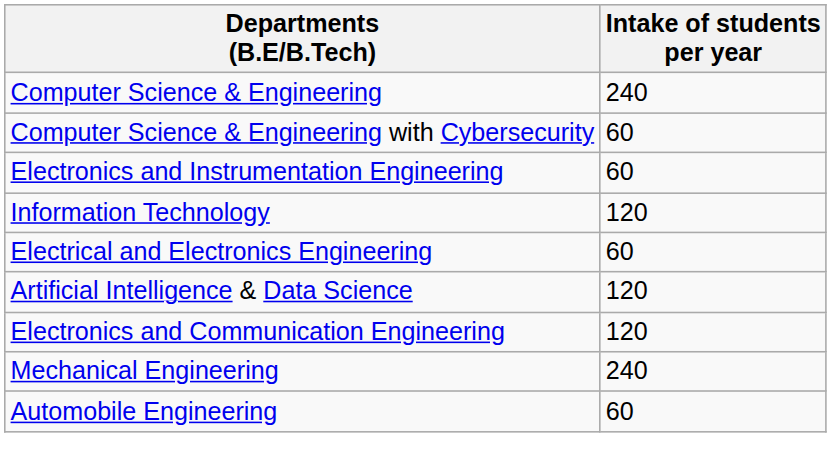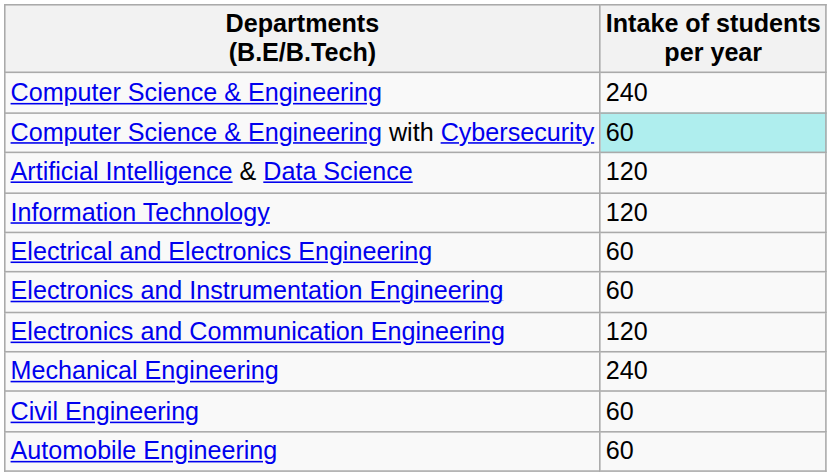(620, 132) no background -> (620, 132) paleturquoise background
rows swapped: (212, 291) <-> (257, 172)
+ row: (105, 411)
